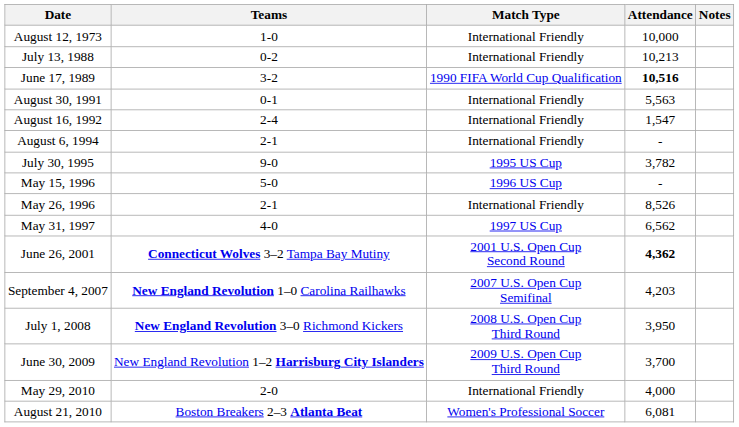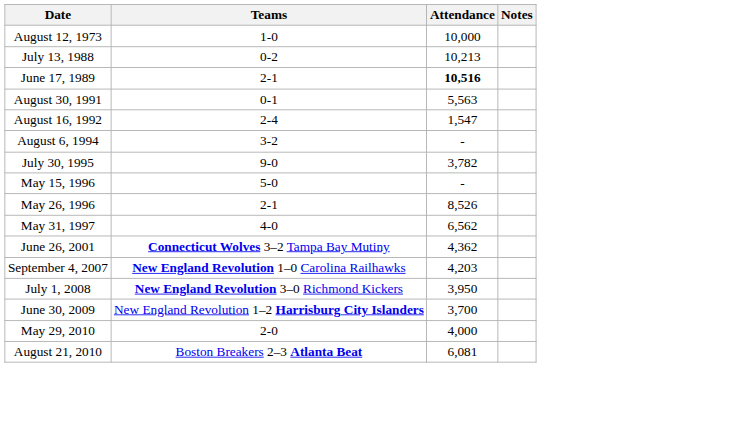- column: (526, 15)
(269, 78) 3-2 -> (269, 78) 2-1
(269, 141) 2-1 -> (269, 141) 3-2
(660, 254) bold -> (462, 246) normal
